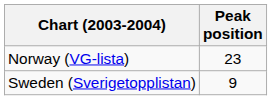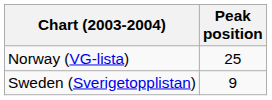(233, 58) 23 -> (233, 58) 25
